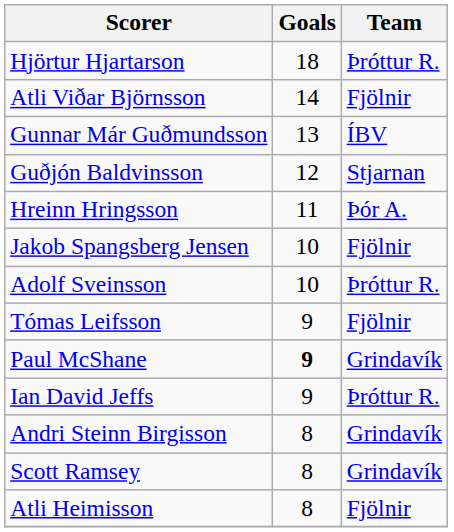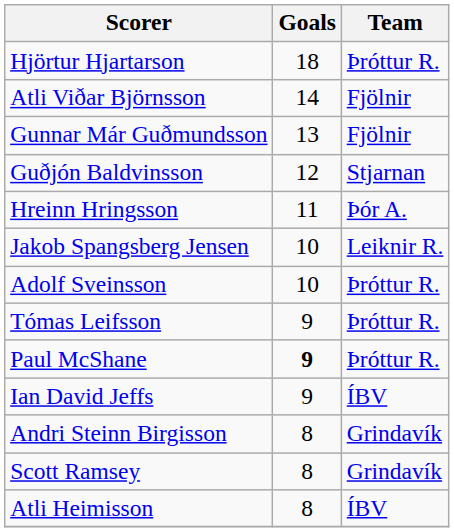(367, 135) ÍBV -> (379, 135) Fjölnir
(379, 246) Fjölnir -> (395, 246) Leiknir R.
(379, 321) Fjölnir -> (393, 321) Þróttur R.
(394, 358) Grindavík -> (393, 358) Þróttur R.
(393, 396) Þróttur R. -> (367, 396) ÍBV
(379, 508) Fjölnir -> (367, 508) ÍBV
